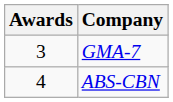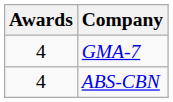(41, 50) 3 -> (41, 50) 4
